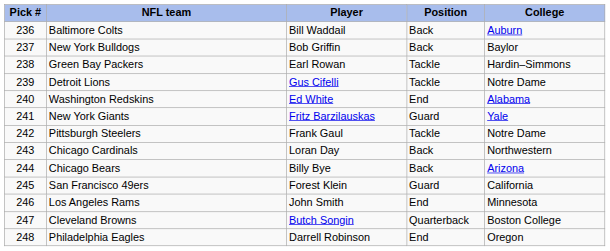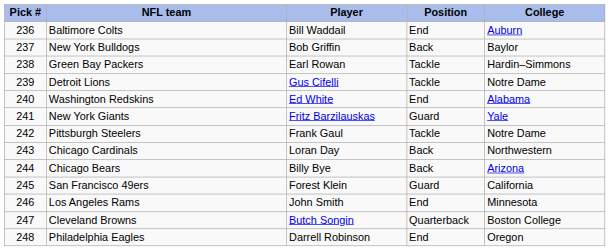(421, 30) Back -> (419, 30) End
